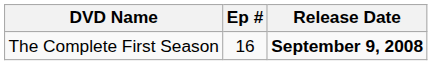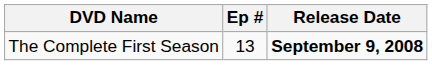(245, 45) 16 -> (245, 45) 13
